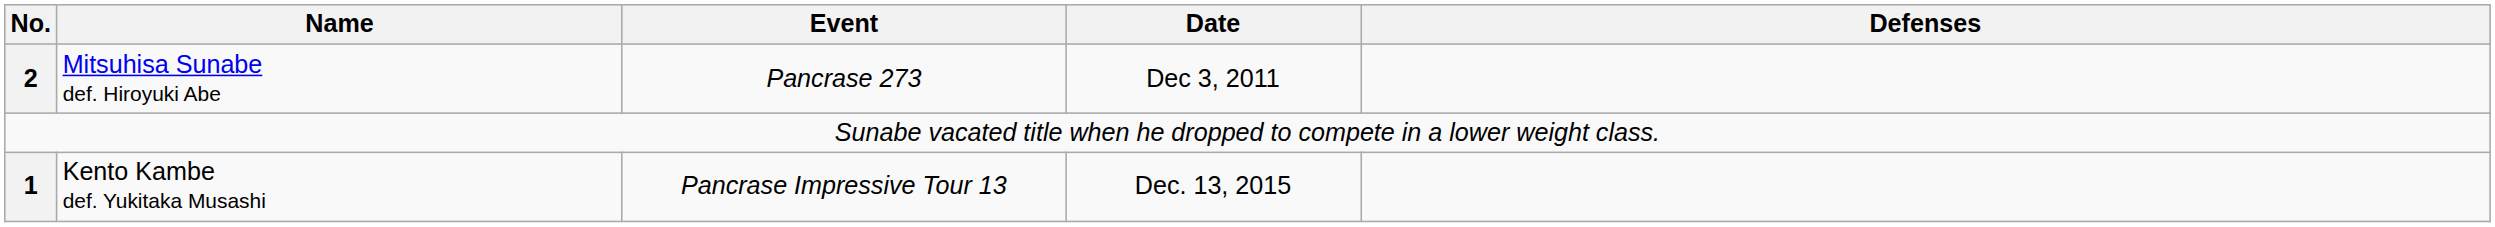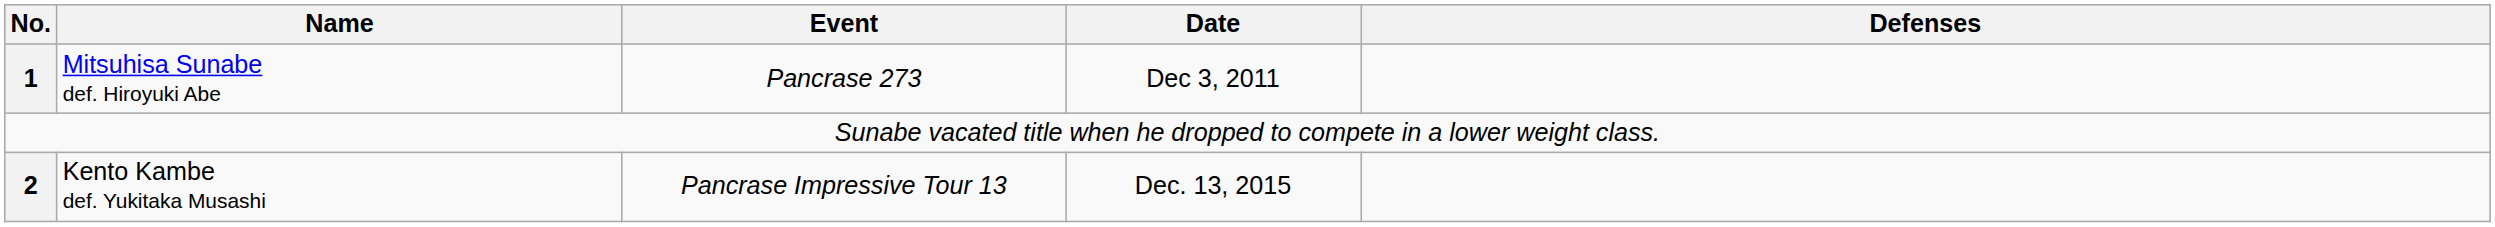(31, 78) 2 -> (31, 78) 1
(31, 186) 1 -> (31, 186) 2
